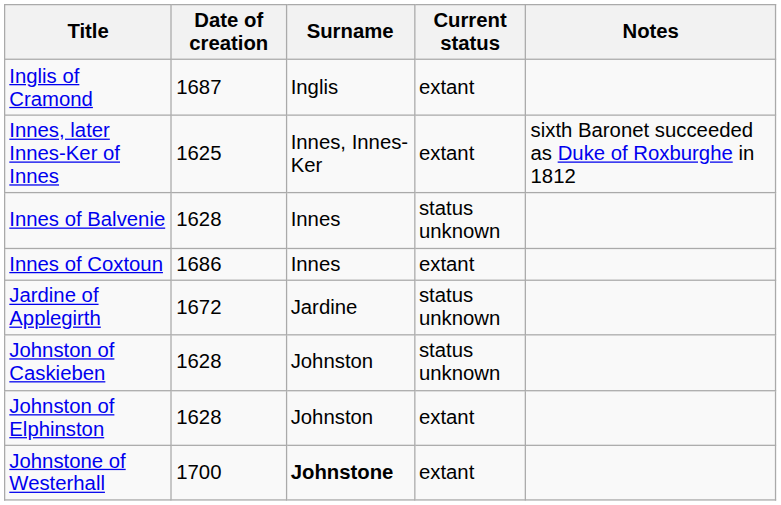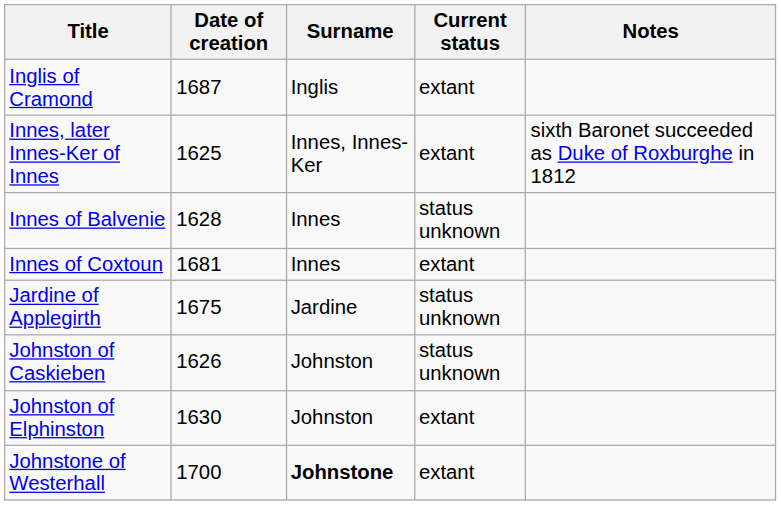(199, 263) 1686 -> (199, 263) 1681
(199, 307) 1672 -> (199, 307) 1675
(199, 362) 1628 -> (199, 362) 1626
(199, 417) 1628 -> (199, 417) 1630
